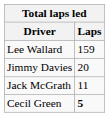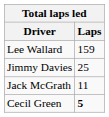(83, 67) 20 -> (83, 67) 25
